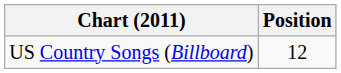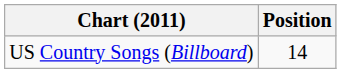(297, 52) 12 -> (297, 52) 14
